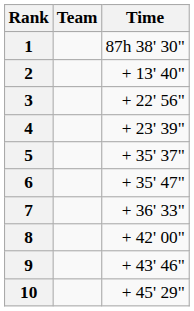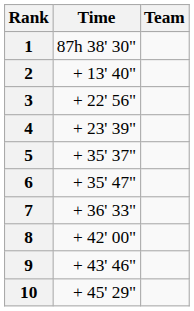columns swapped: (77, 18) <-> (145, 18)
